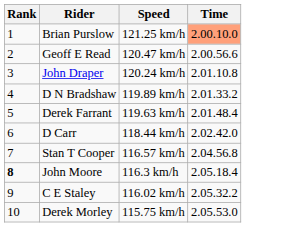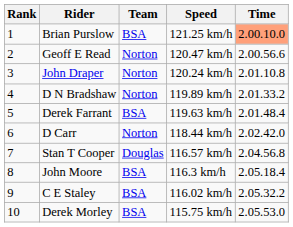+ column: (143, 14)
(10, 172) bold -> (10, 172) normal
